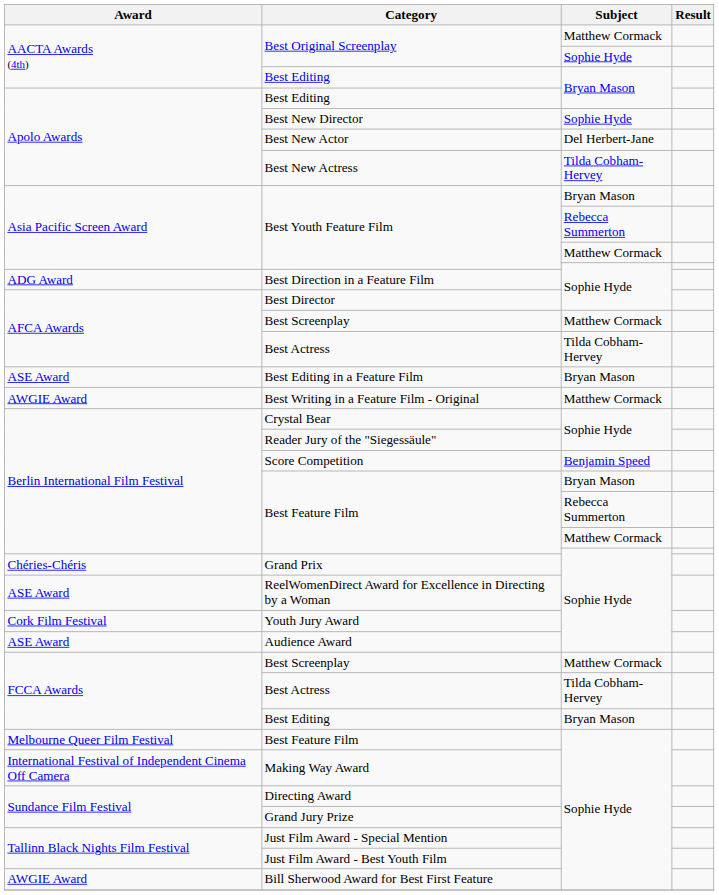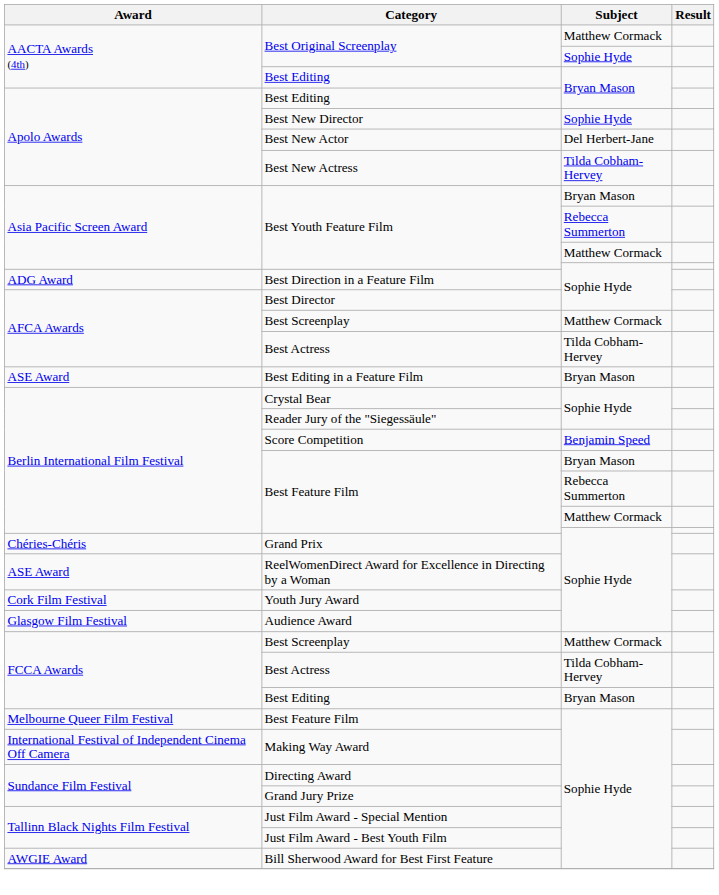- row: (372, 398)
(38, 641) ASE Award -> (67, 620) Glasgow Film Festival
